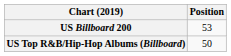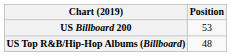(207, 43) 50 -> (207, 43) 48
